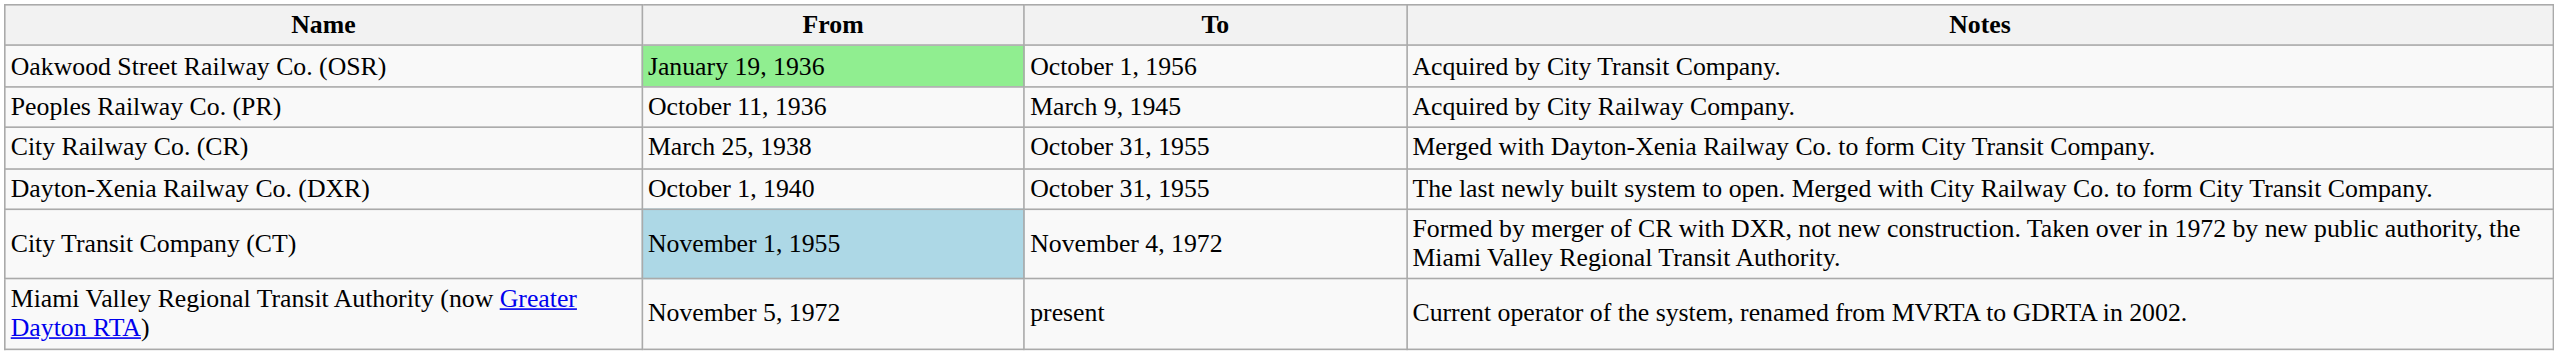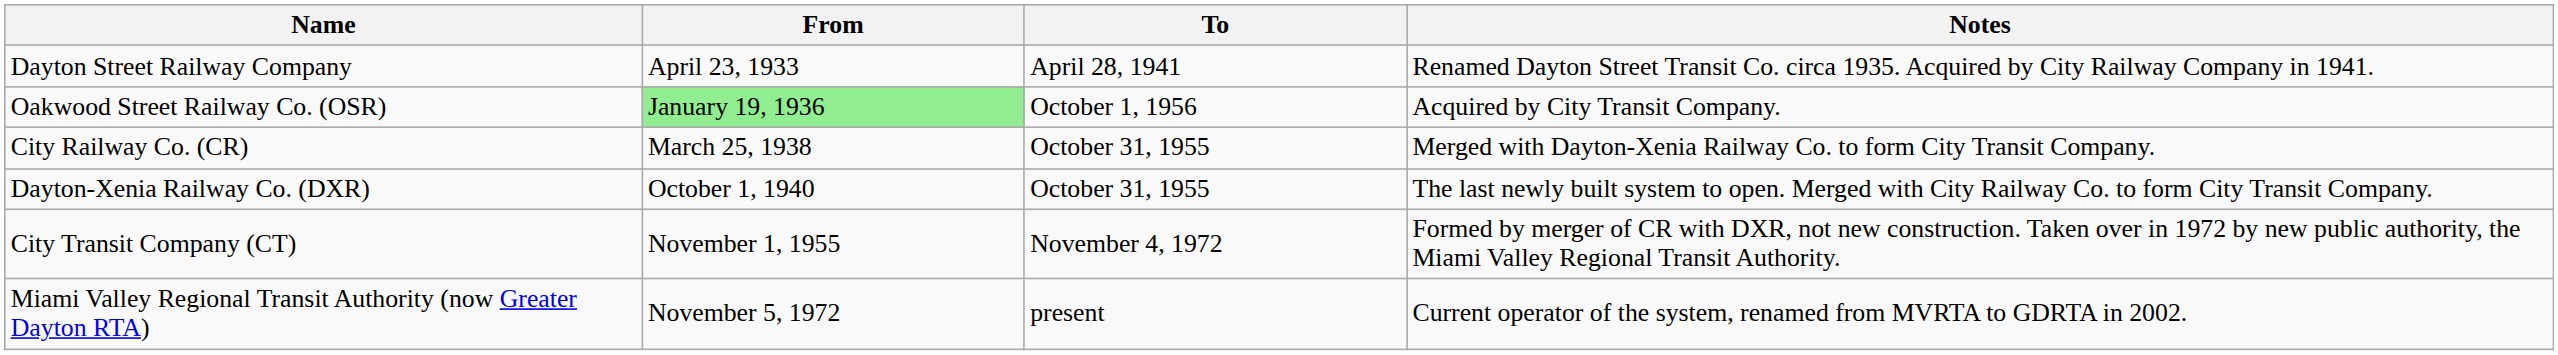+ row: (181, 65)
- row: (146, 106)
(744, 243) lightblue background -> (744, 243) no background
